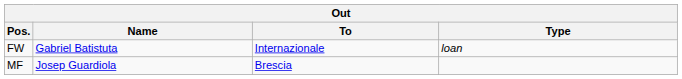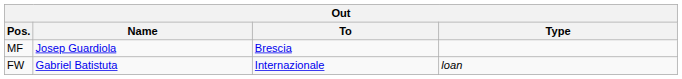rows swapped: (15, 66) <-> (16, 49)
